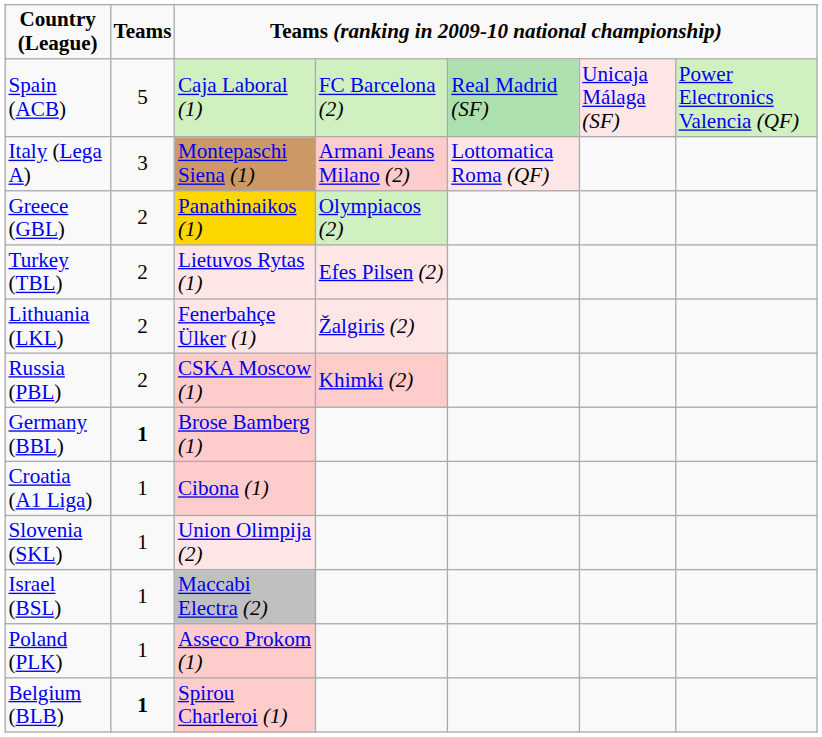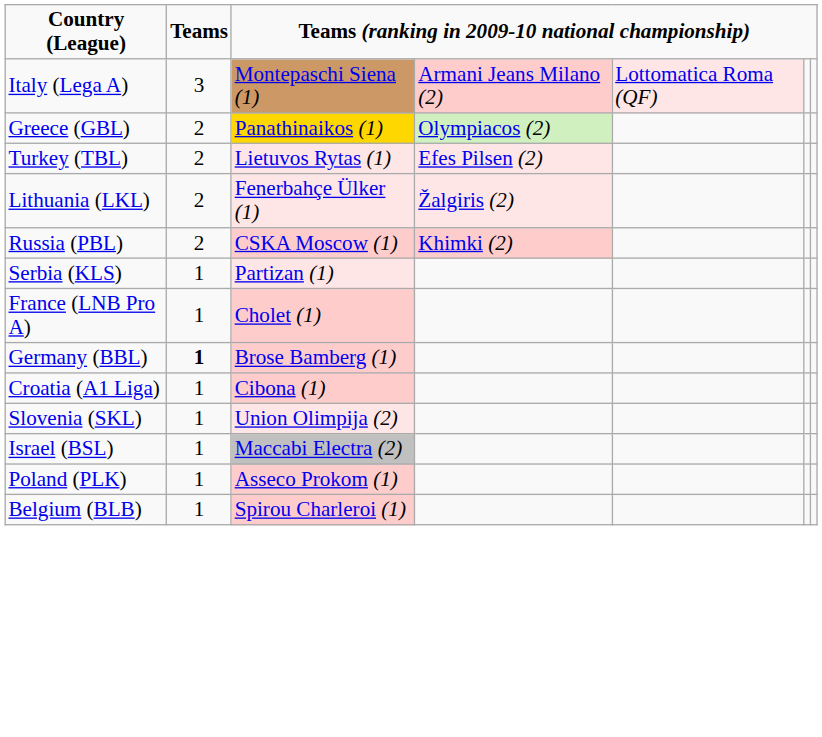- row: (37, 97)
+ row: (65, 273)
+ row: (82, 315)
(142, 704) bold -> (199, 509) normal
